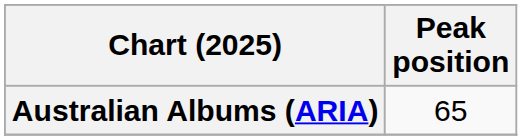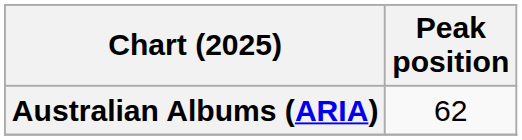(451, 109) 65 -> (451, 109) 62
